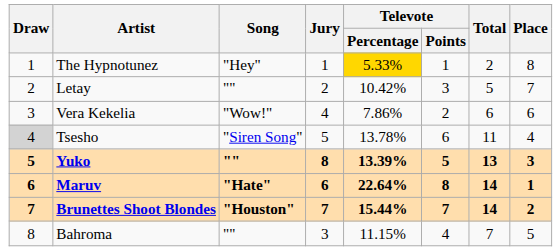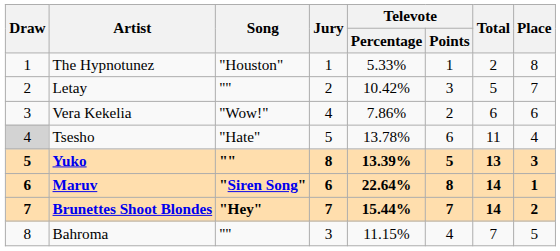(242, 64) "Hey" -> (251, 64) "Houston"
(383, 64) gold background -> (386, 64) no background
(263, 137) "Siren Song" -> (240, 137) "Hate"
(247, 185) "Hate" -> (263, 185) "Siren Song"
(259, 209) "Houston" -> (241, 209) "Hey"
